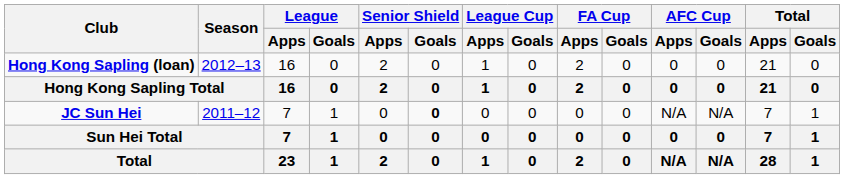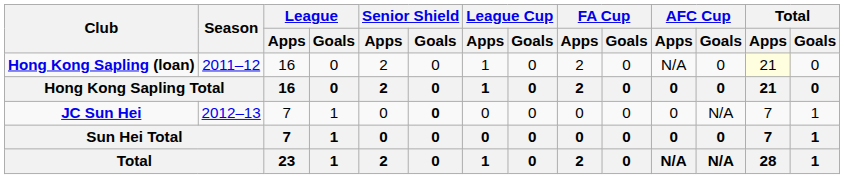(231, 64) 2012–13 -> (231, 64) 2011–12
(674, 64) 0 -> (674, 64) N/A
(768, 64) no background -> (768, 64) lightyellow background
(231, 112) 2011–12 -> (231, 112) 2012–13
(674, 112) N/A -> (674, 112) 0
